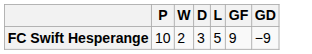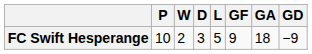+ column: (265, 15)
